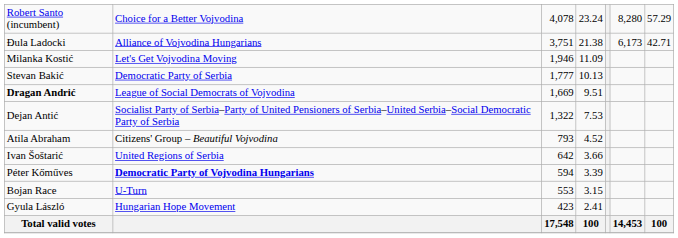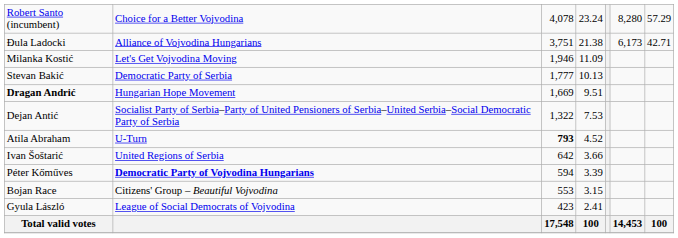(205, 93) League of Social Democrats of Vojvodina -> (175, 93) Hungarian Hope Movement
(196, 139) Citizens' Group – Beautiful Vojvodina -> (131, 139) U-Turn
(566, 139) normal -> (566, 139) bold
(131, 190) U-Turn -> (196, 190) Citizens' Group – Beautiful Vojvodina
(175, 207) Hungarian Hope Movement -> (205, 207) League of Social Democrats of Vojvodina
